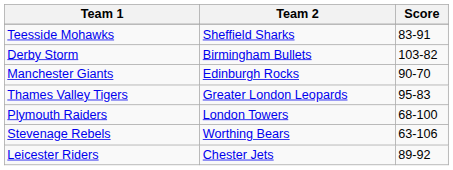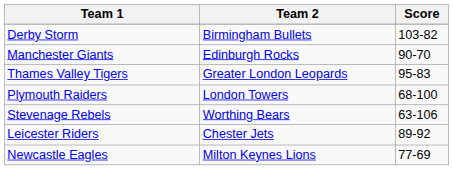- row: (61, 34)
+ row: (58, 154)
